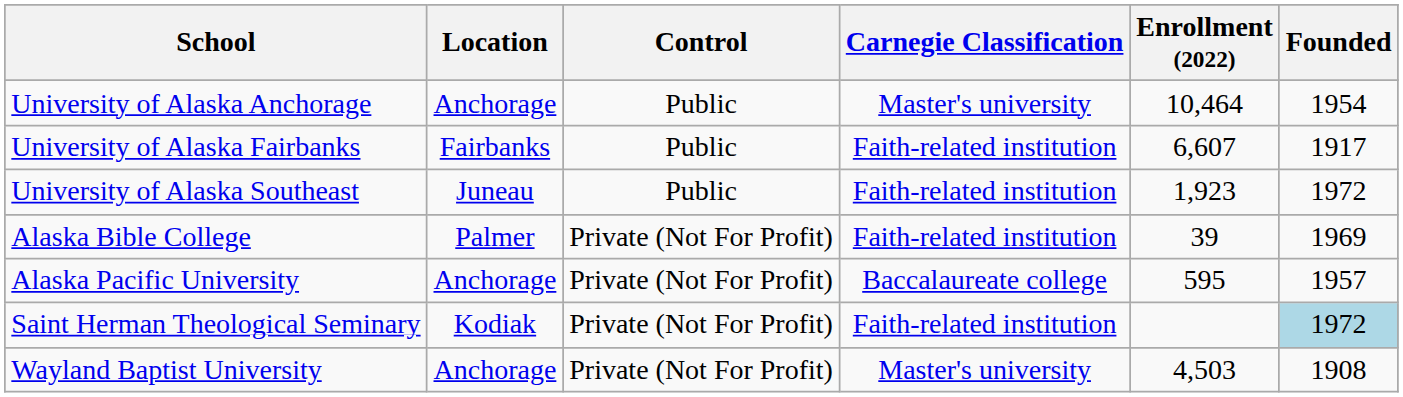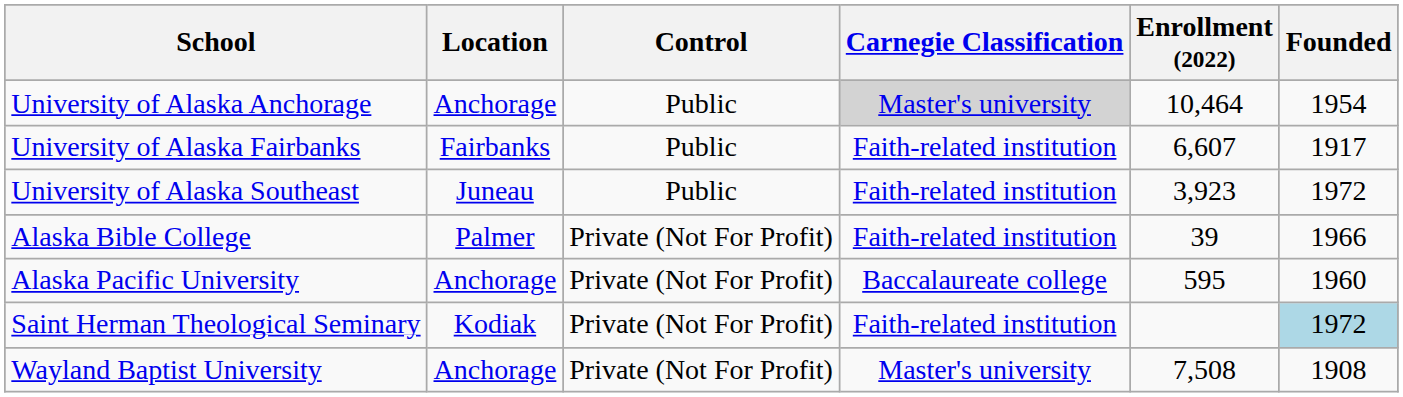(985, 102) no background -> (985, 102) lightgrey background
(1205, 191) 1,923 -> (1205, 191) 3,923
(1339, 235) 1969 -> (1339, 235) 1966
(1339, 280) 1957 -> (1339, 280) 1960
(1205, 369) 4,503 -> (1205, 369) 7,508
